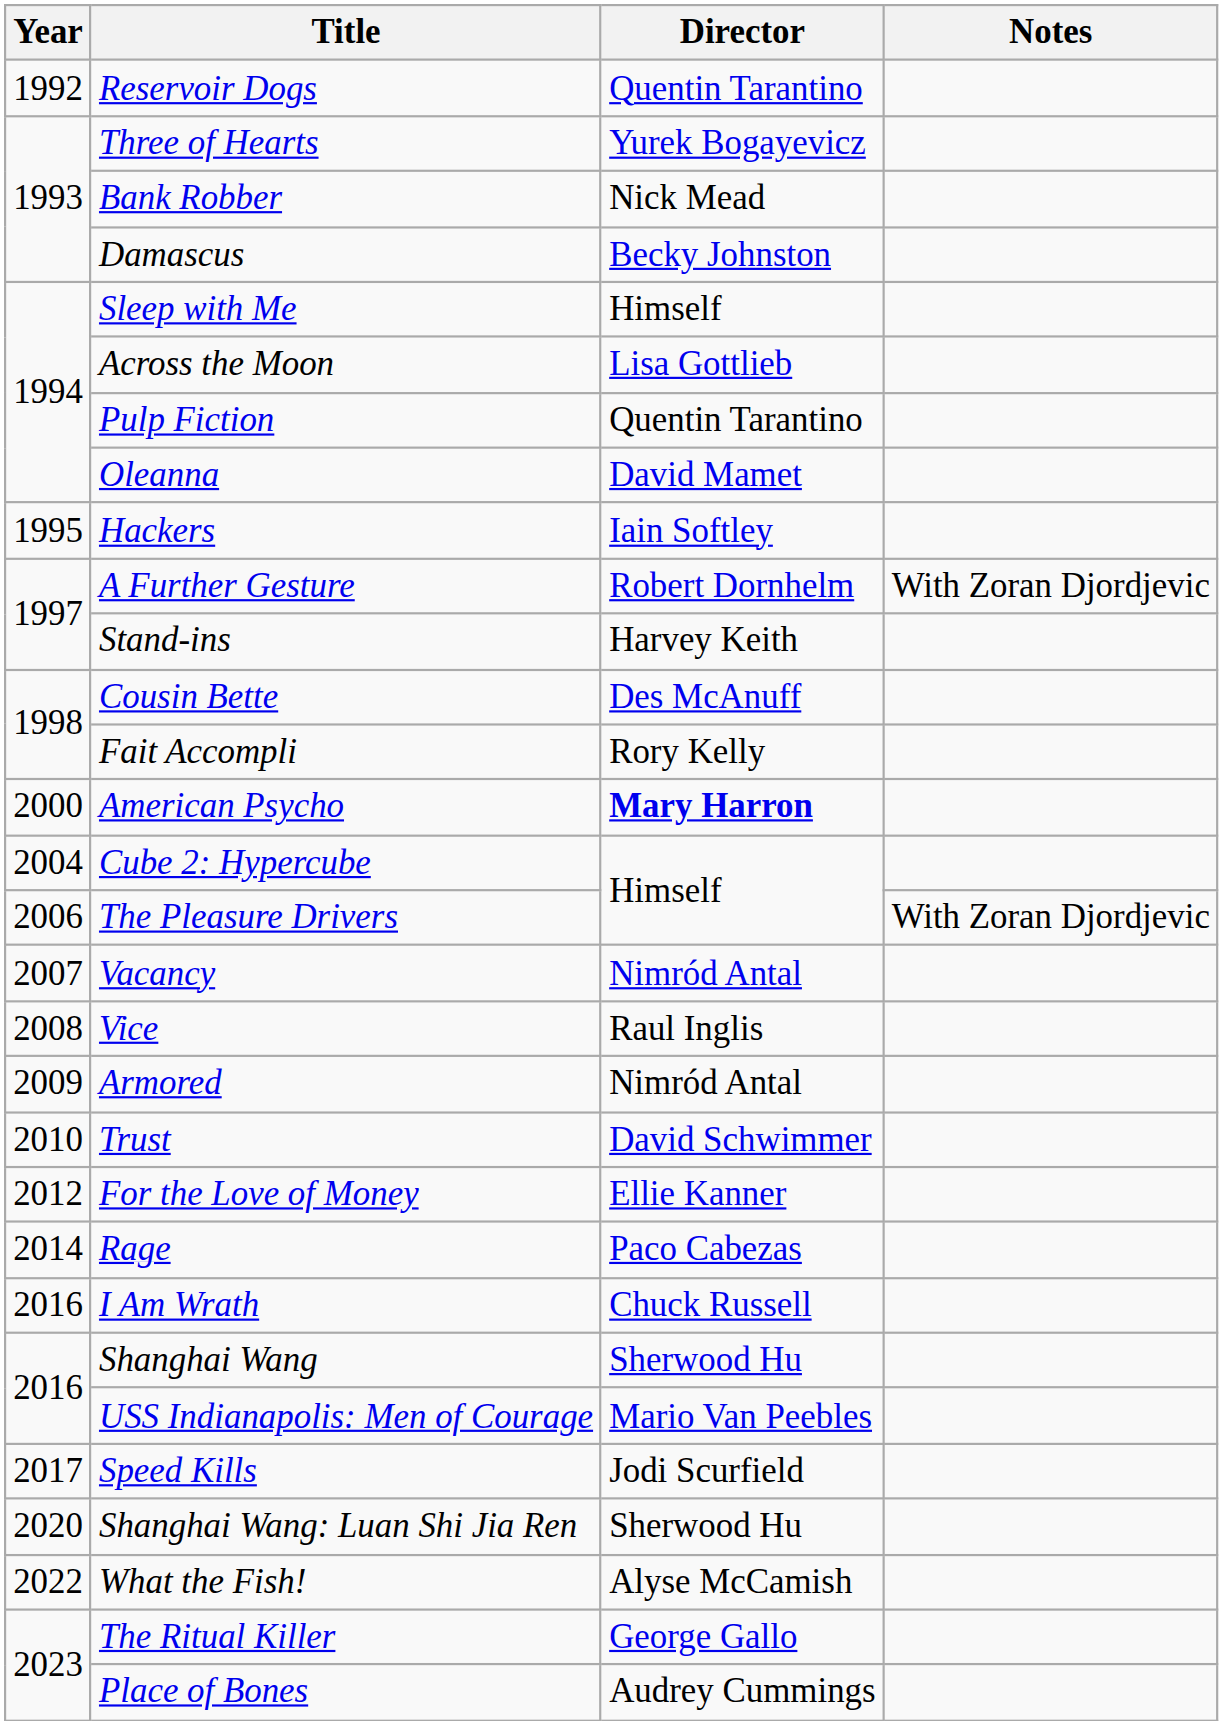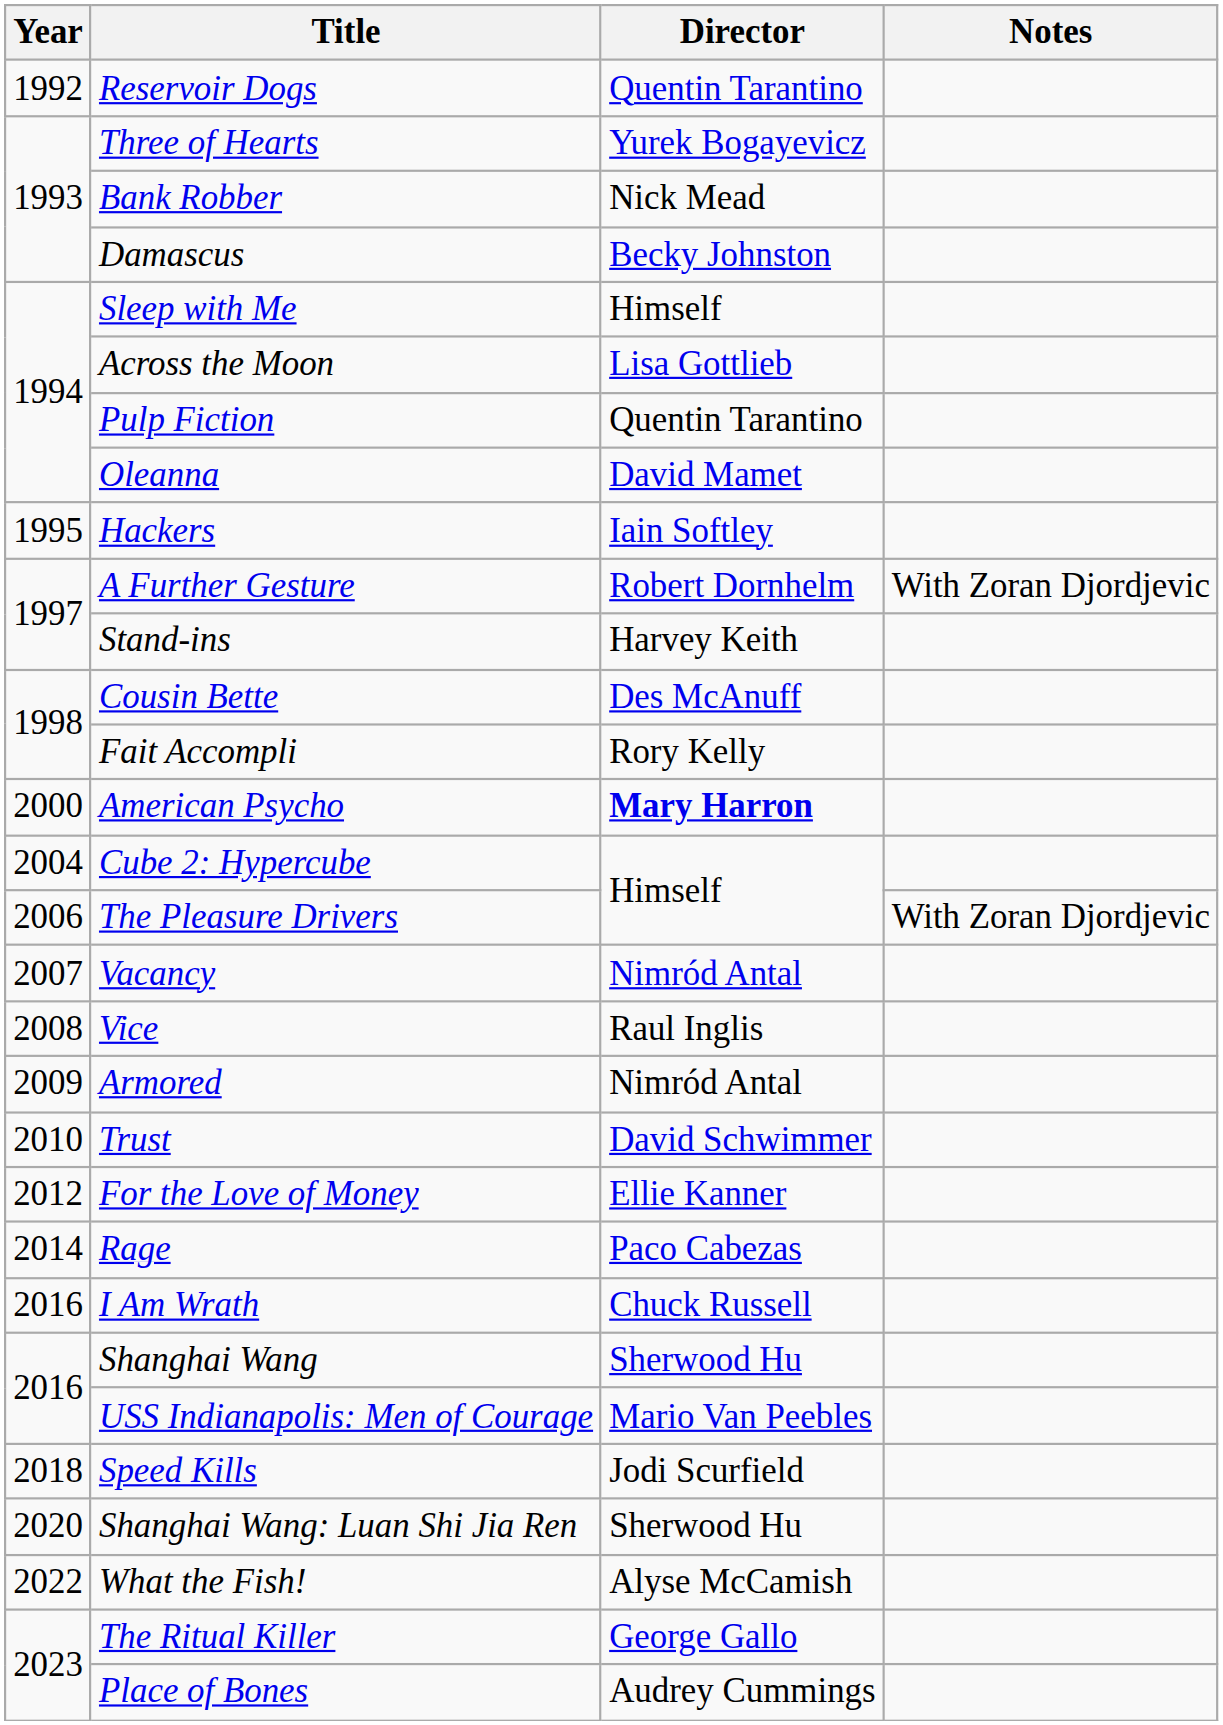(48, 1470) 2017 -> (48, 1470) 2018
